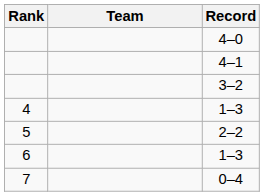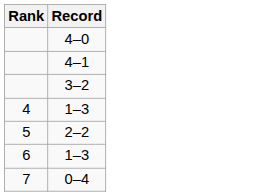- column: (125, 16)
